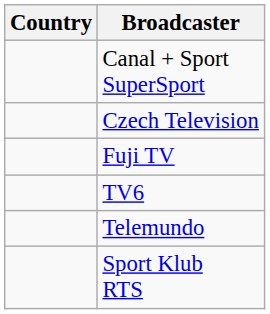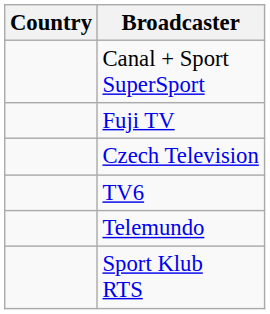rows swapped: (181, 120) <-> (139, 156)
